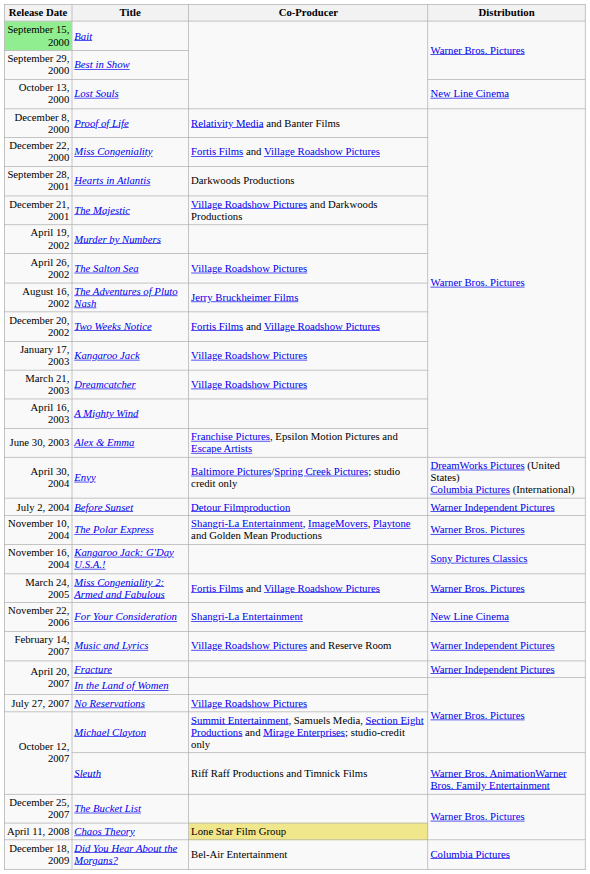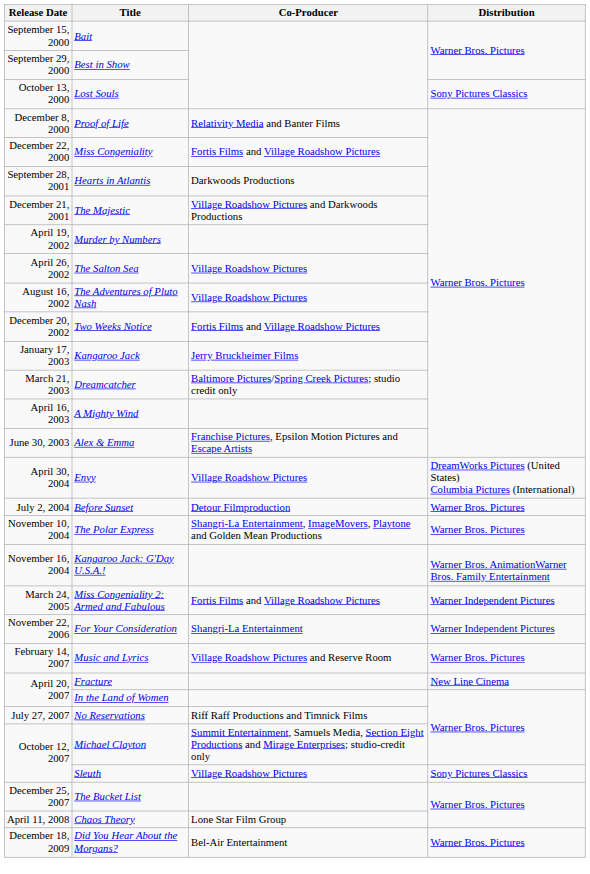(38, 36) lightgreen background -> (38, 36) no background
(470, 94) New Line Cinema -> (479, 94) Sony Pictures Classics
(245, 297) Jerry Bruckheimer Films -> (249, 297) Village Roadshow Pictures
(249, 355) Village Roadshow Pictures -> (245, 355) Jerry Bruckheimer Films
(249, 384) Village Roadshow Pictures -> (296, 384) Baltimore Pictures/Spring Creek Pictures; studio credit only
(296, 477) Baltimore Pictures/Spring Creek Pictures; studio credit only -> (249, 477) Village Roadshow Pictures
(493, 507) Warner Independent Pictures -> (478, 507) Warner Bros. Pictures
(479, 559) Sony Pictures Classics -> (499, 571) Warner Bros. AnimationWarner Bros. Family Entertainment
(478, 588) Warner Bros. Pictures -> (493, 600) Warner Independent Pictures
(470, 617) New Line Cinema -> (493, 629) Warner Independent Pictures
(493, 646) Warner Independent Pictures -> (478, 658) Warner Bros. Pictures
(493, 669) Warner Independent Pictures -> (470, 681) New Line Cinema
(249, 703) Village Roadshow Pictures -> (279, 715) Riff Raff Productions and Timnick Films
(279, 773) Riff Raff Productions and Timnick Films -> (249, 773) Village Roadshow Pictures
(499, 779) Warner Bros. AnimationWarner Bros. Family Entertainment -> (479, 773) Sony Pictures Classics
(239, 831) khaki background -> (239, 819) no background
(470, 854) Columbia Pictures -> (478, 842) Warner Bros. Pictures
